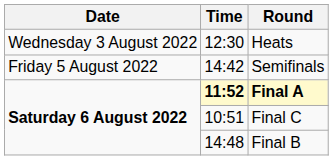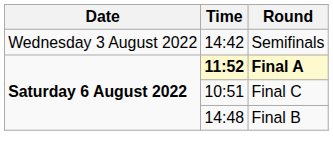- row: (272, 42)
(83, 67) Friday 5 August 2022 -> (103, 42) Wednesday 3 August 2022
